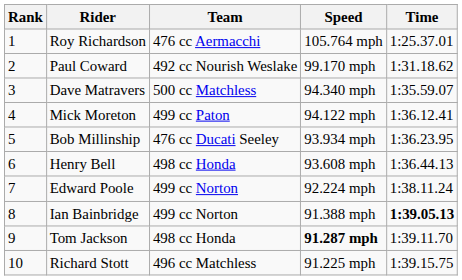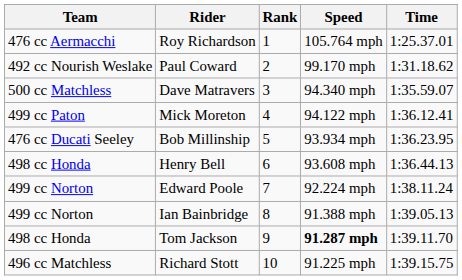columns swapped: (25, 16) <-> (225, 16)
(422, 213) bold -> (422, 213) normal
